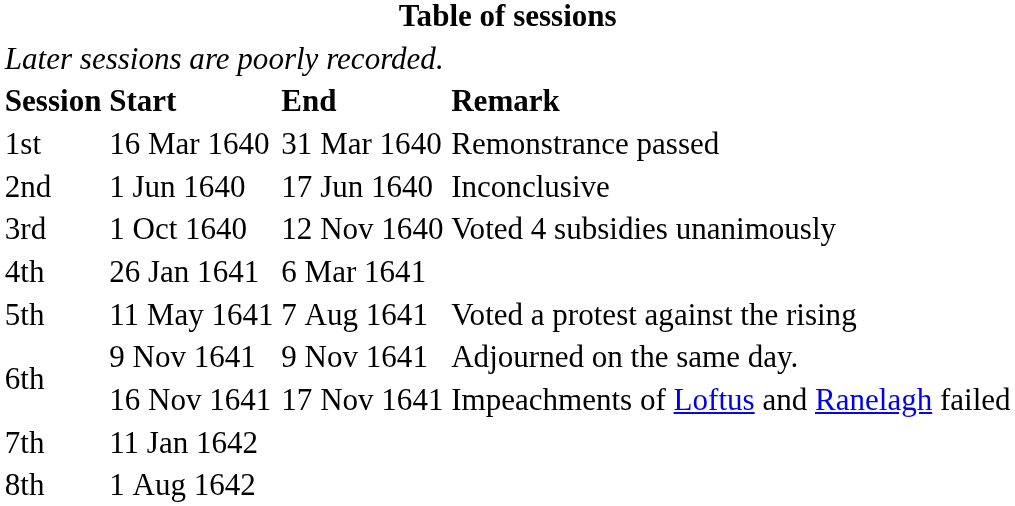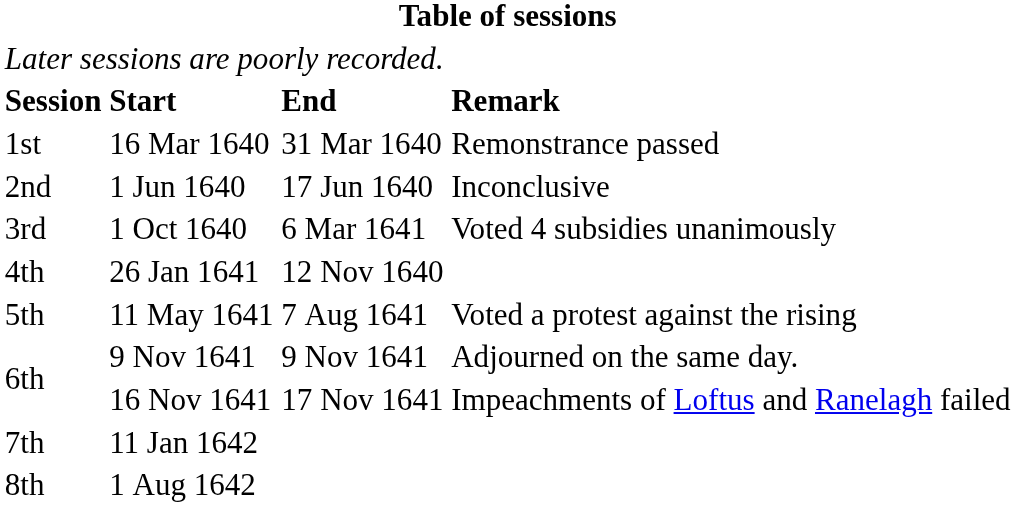(362, 229) 12 Nov 1640 -> (354, 229) 6 Mar 1641
(354, 271) 6 Mar 1641 -> (362, 271) 12 Nov 1640
